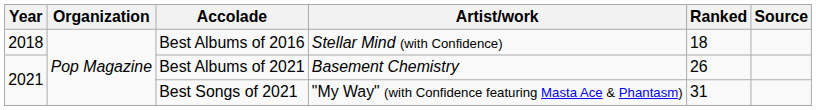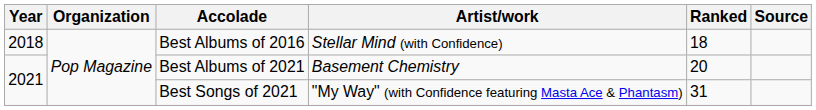(699, 67) 26 -> (699, 67) 20
